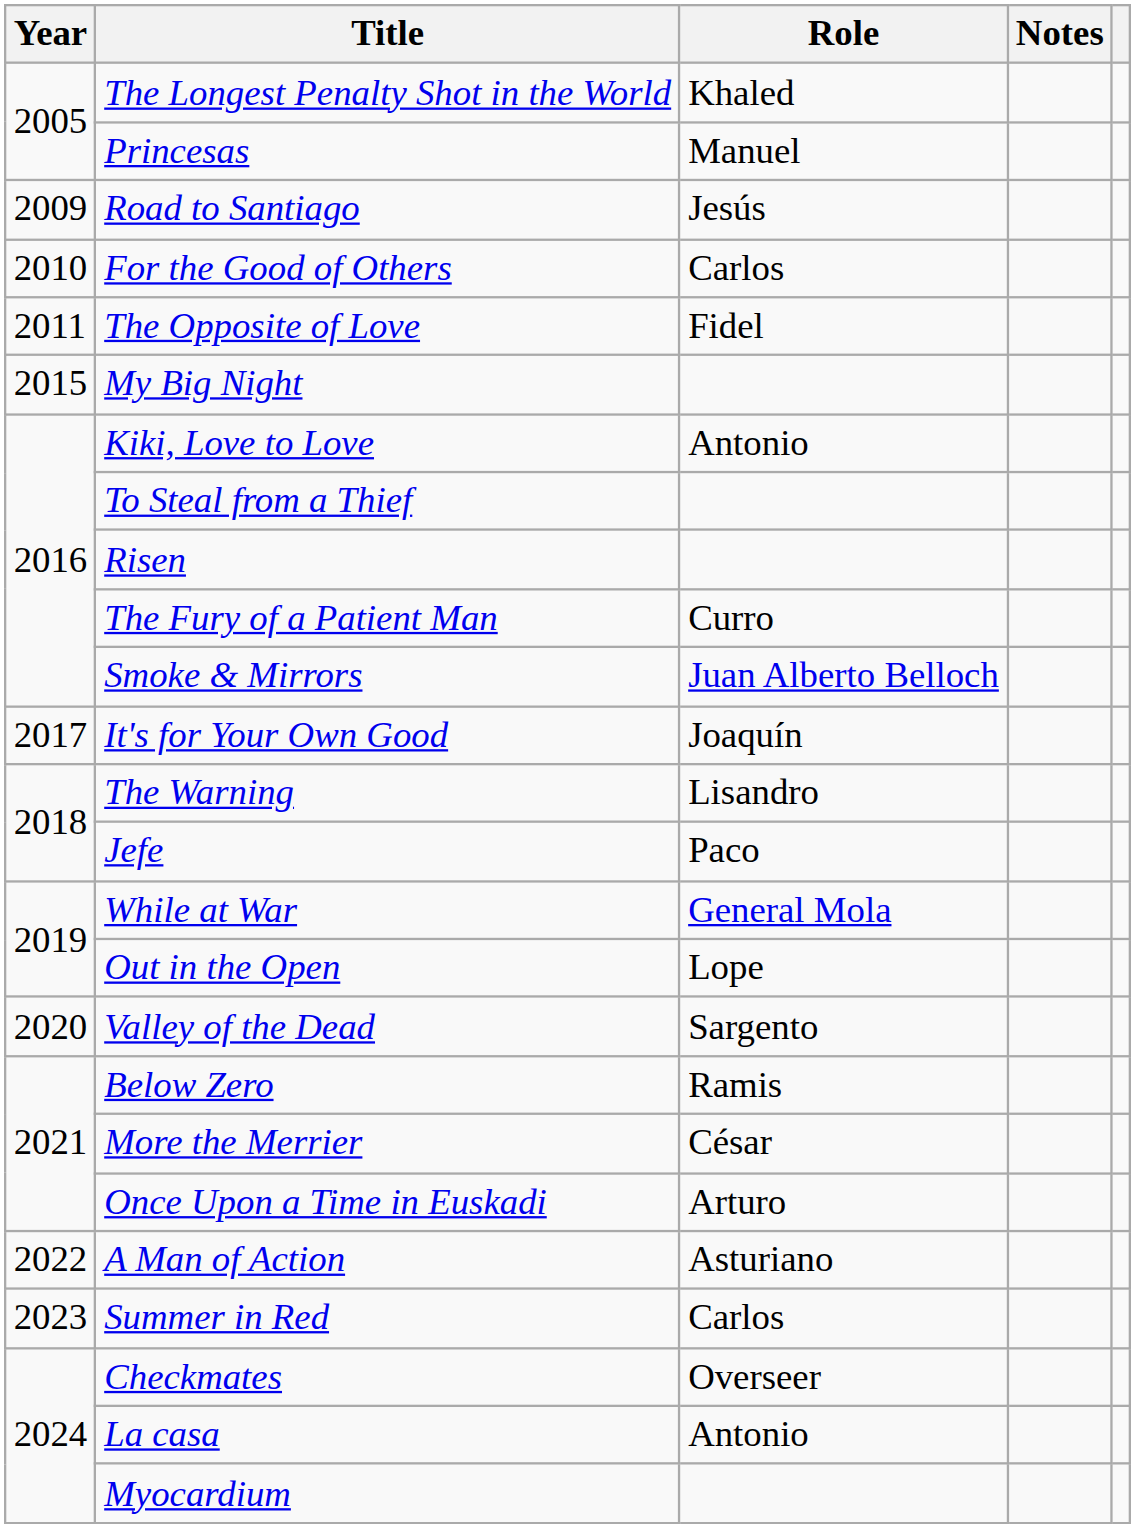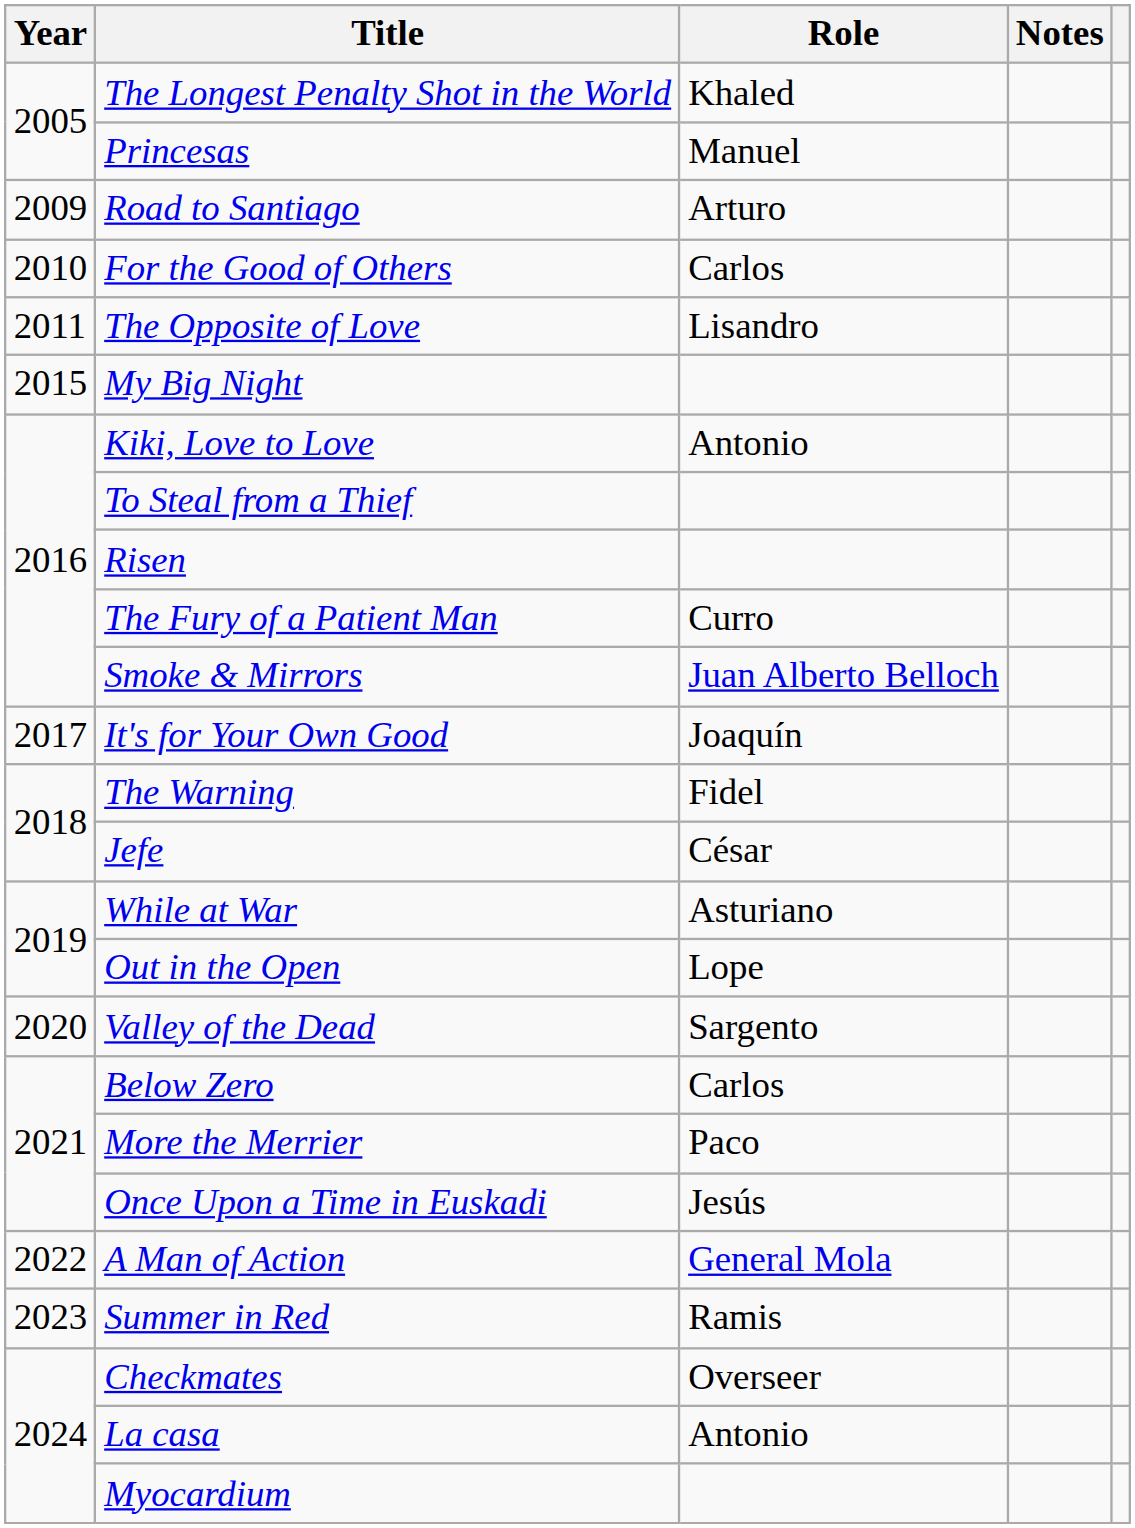(727, 208) Jesús -> (737, 208) Arturo
(726, 325) Fidel -> (754, 325) Lisandro
(754, 792) Lisandro -> (726, 792) Fidel
(724, 850) Paco -> (730, 850) César
(790, 909) General Mola -> (761, 909) Asturiano
(735, 1084) Ramis -> (736, 1084) Carlos
(730, 1142) César -> (724, 1142) Paco
(737, 1200) Arturo -> (727, 1200) Jesús
(761, 1259) Asturiano -> (790, 1259) General Mola
(736, 1317) Carlos -> (735, 1317) Ramis
